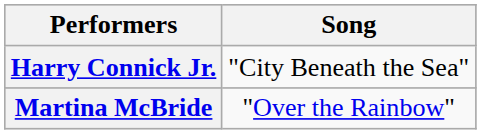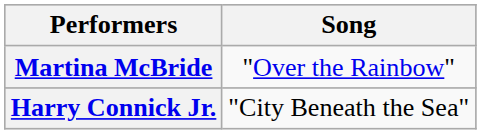rows swapped: (114, 66) <-> (114, 107)
